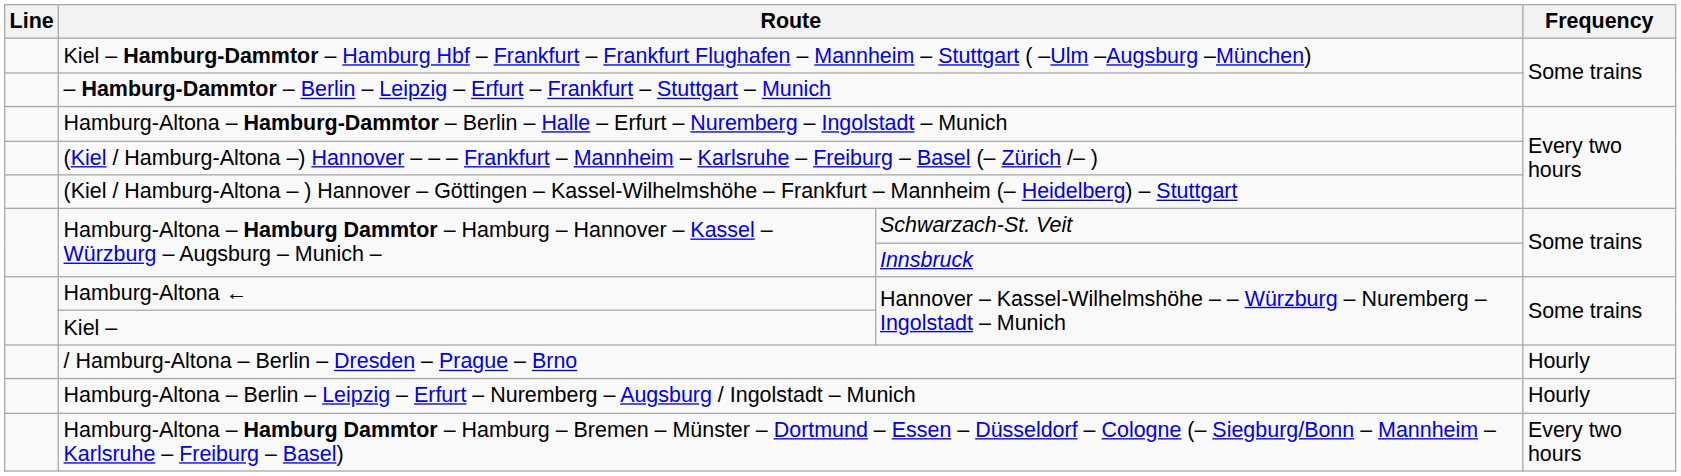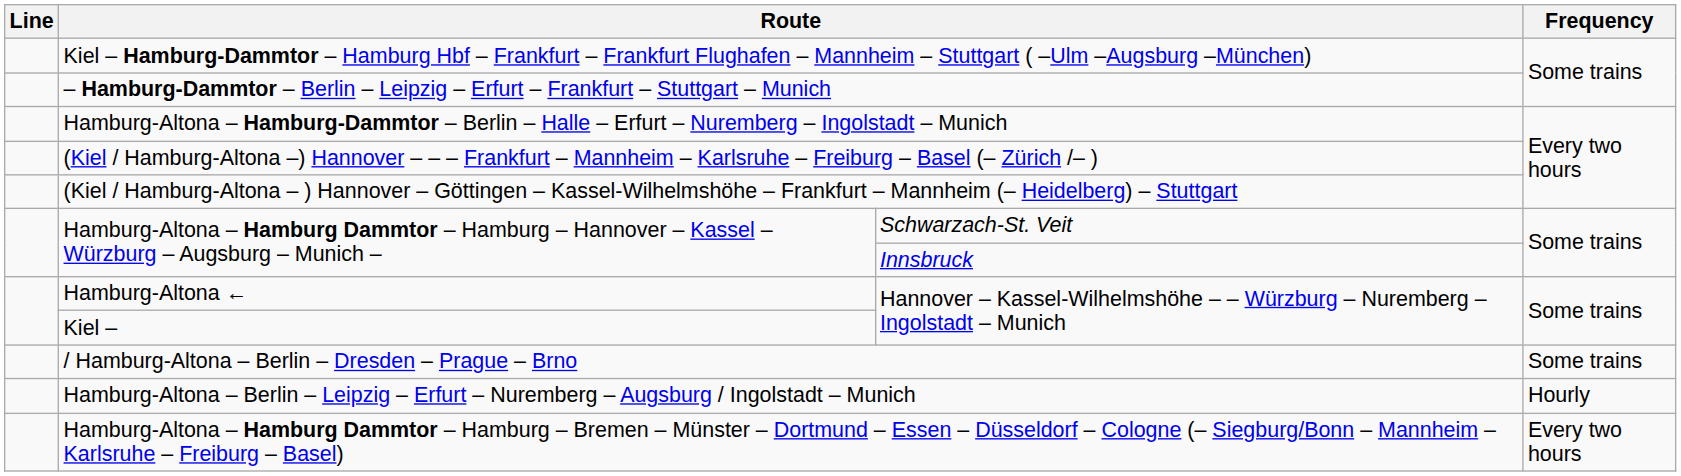(1559, 361) Hourly -> (1585, 361) Some trains
